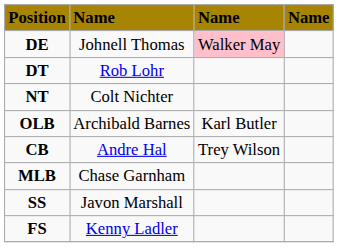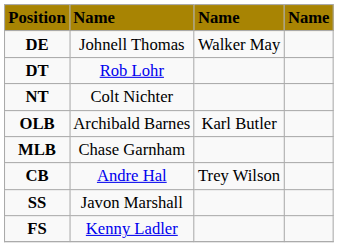(239, 44) pink background -> (239, 44) no background
rows swapped: (37, 176) <-> (37, 149)
